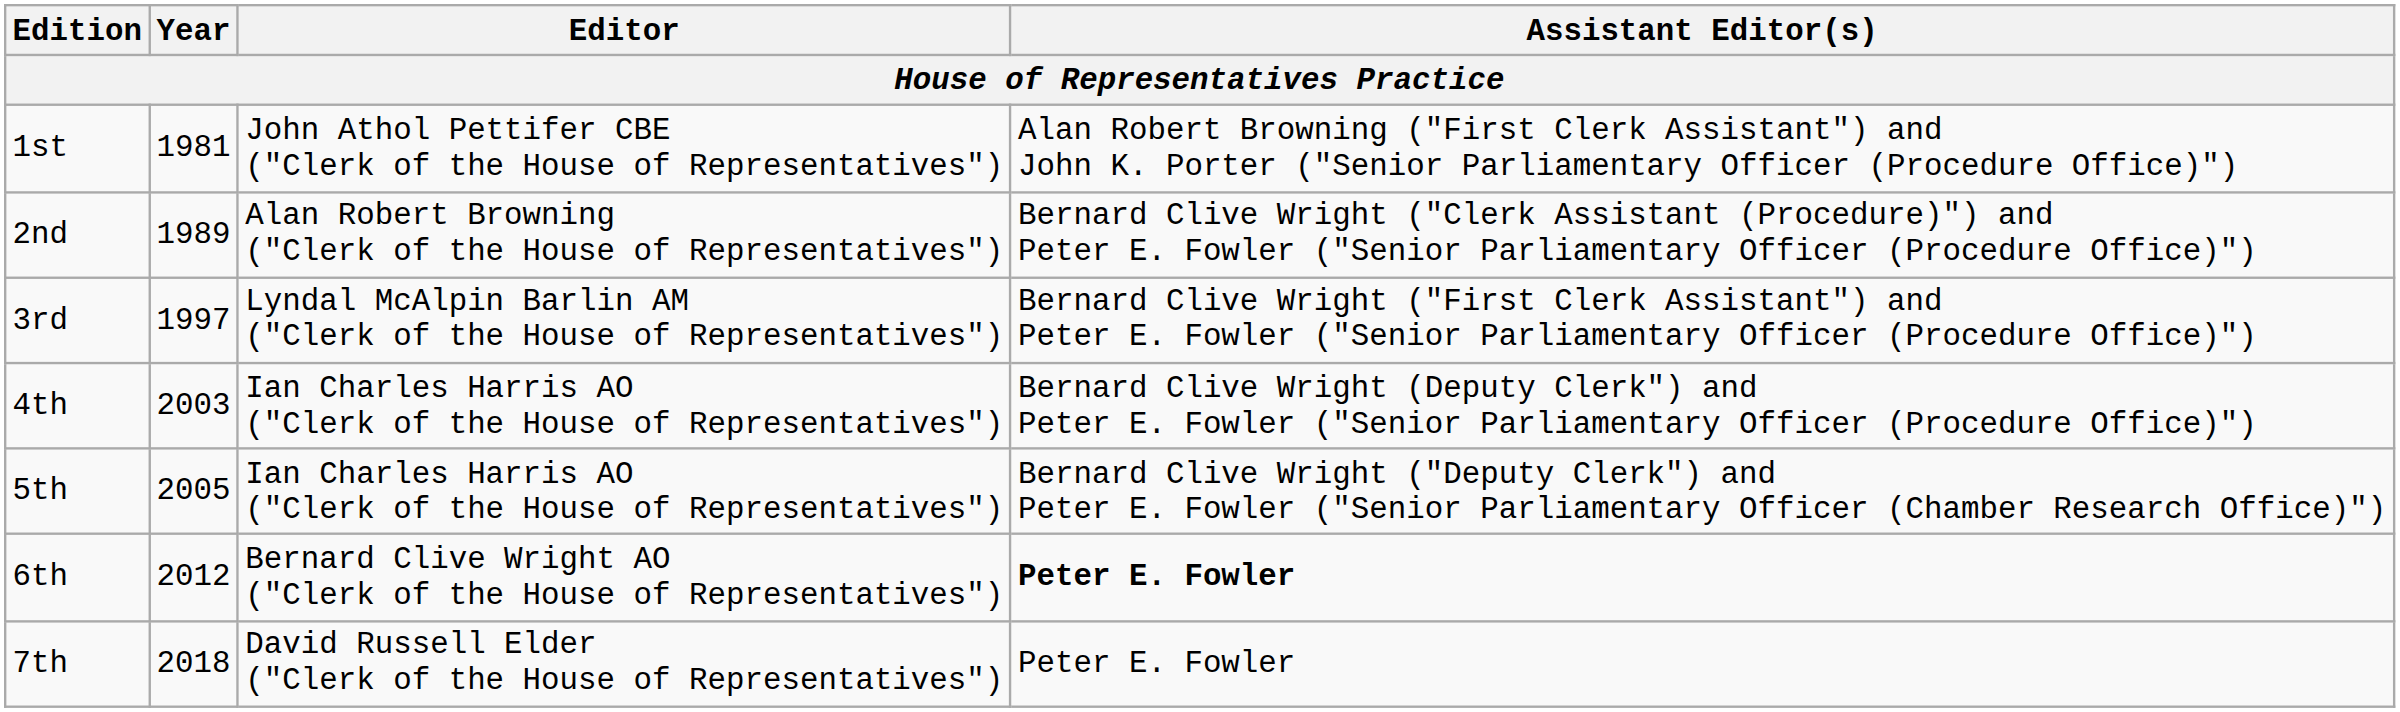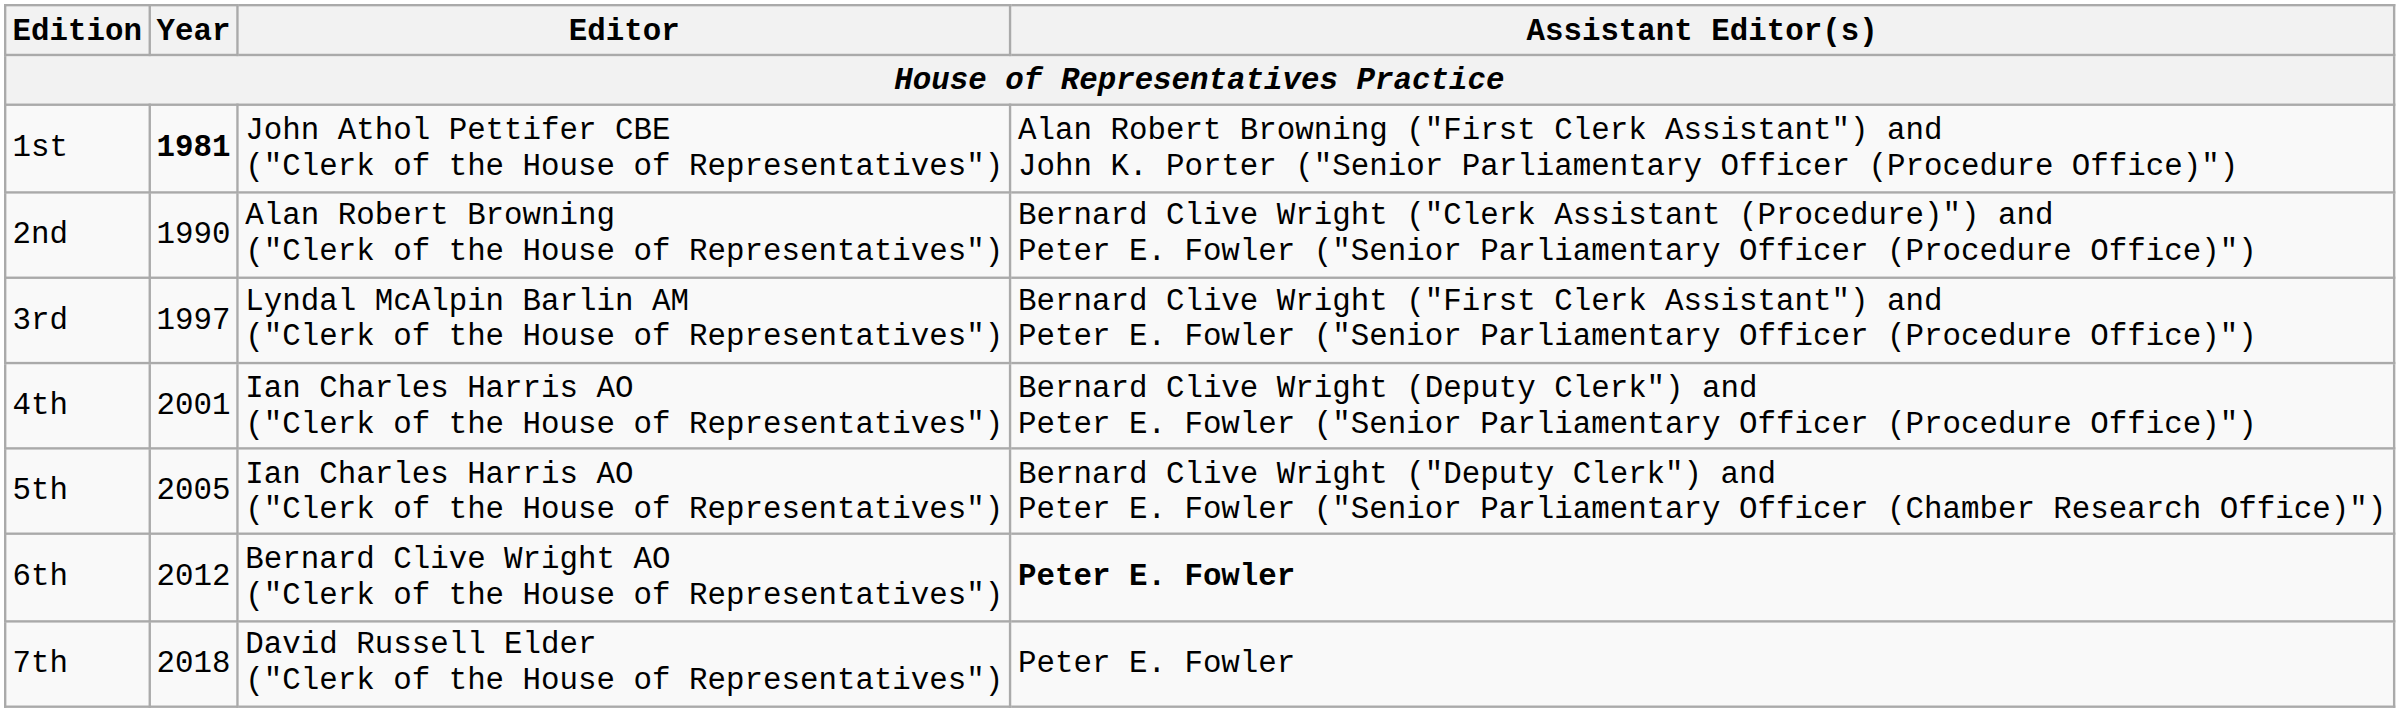(194, 148) normal -> (194, 148) bold
(194, 234) 1989 -> (194, 234) 1990
(194, 406) 2003 -> (194, 406) 2001
